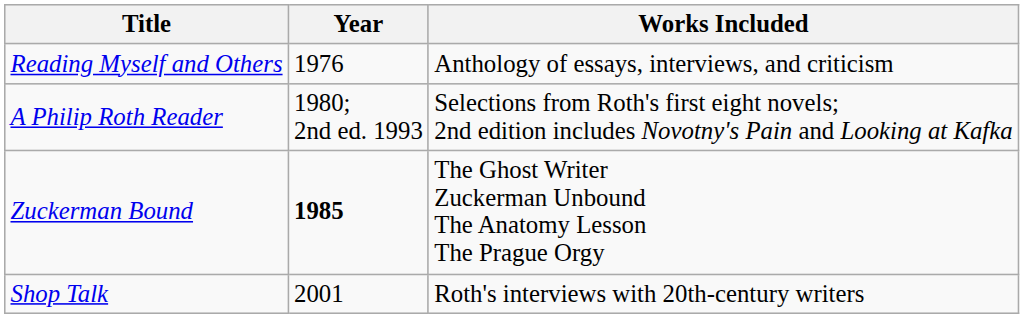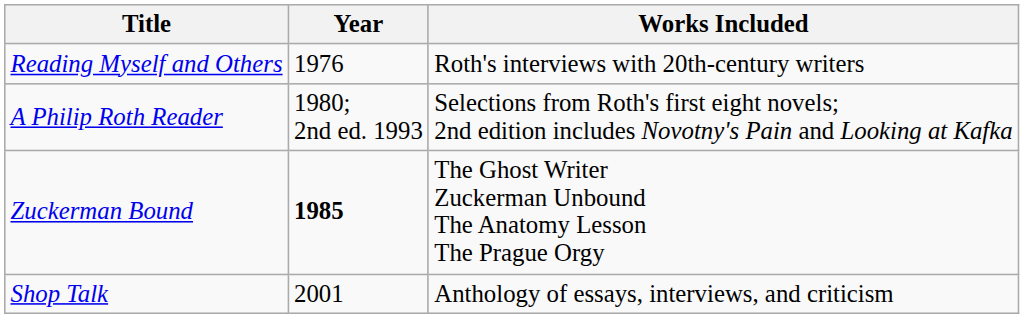(664, 63) Anthology of essays, interviews, and criticism -> (649, 63) Roth's interviews with 20th-century writers
(649, 293) Roth's interviews with 20th-century writers -> (664, 293) Anthology of essays, interviews, and criticism
